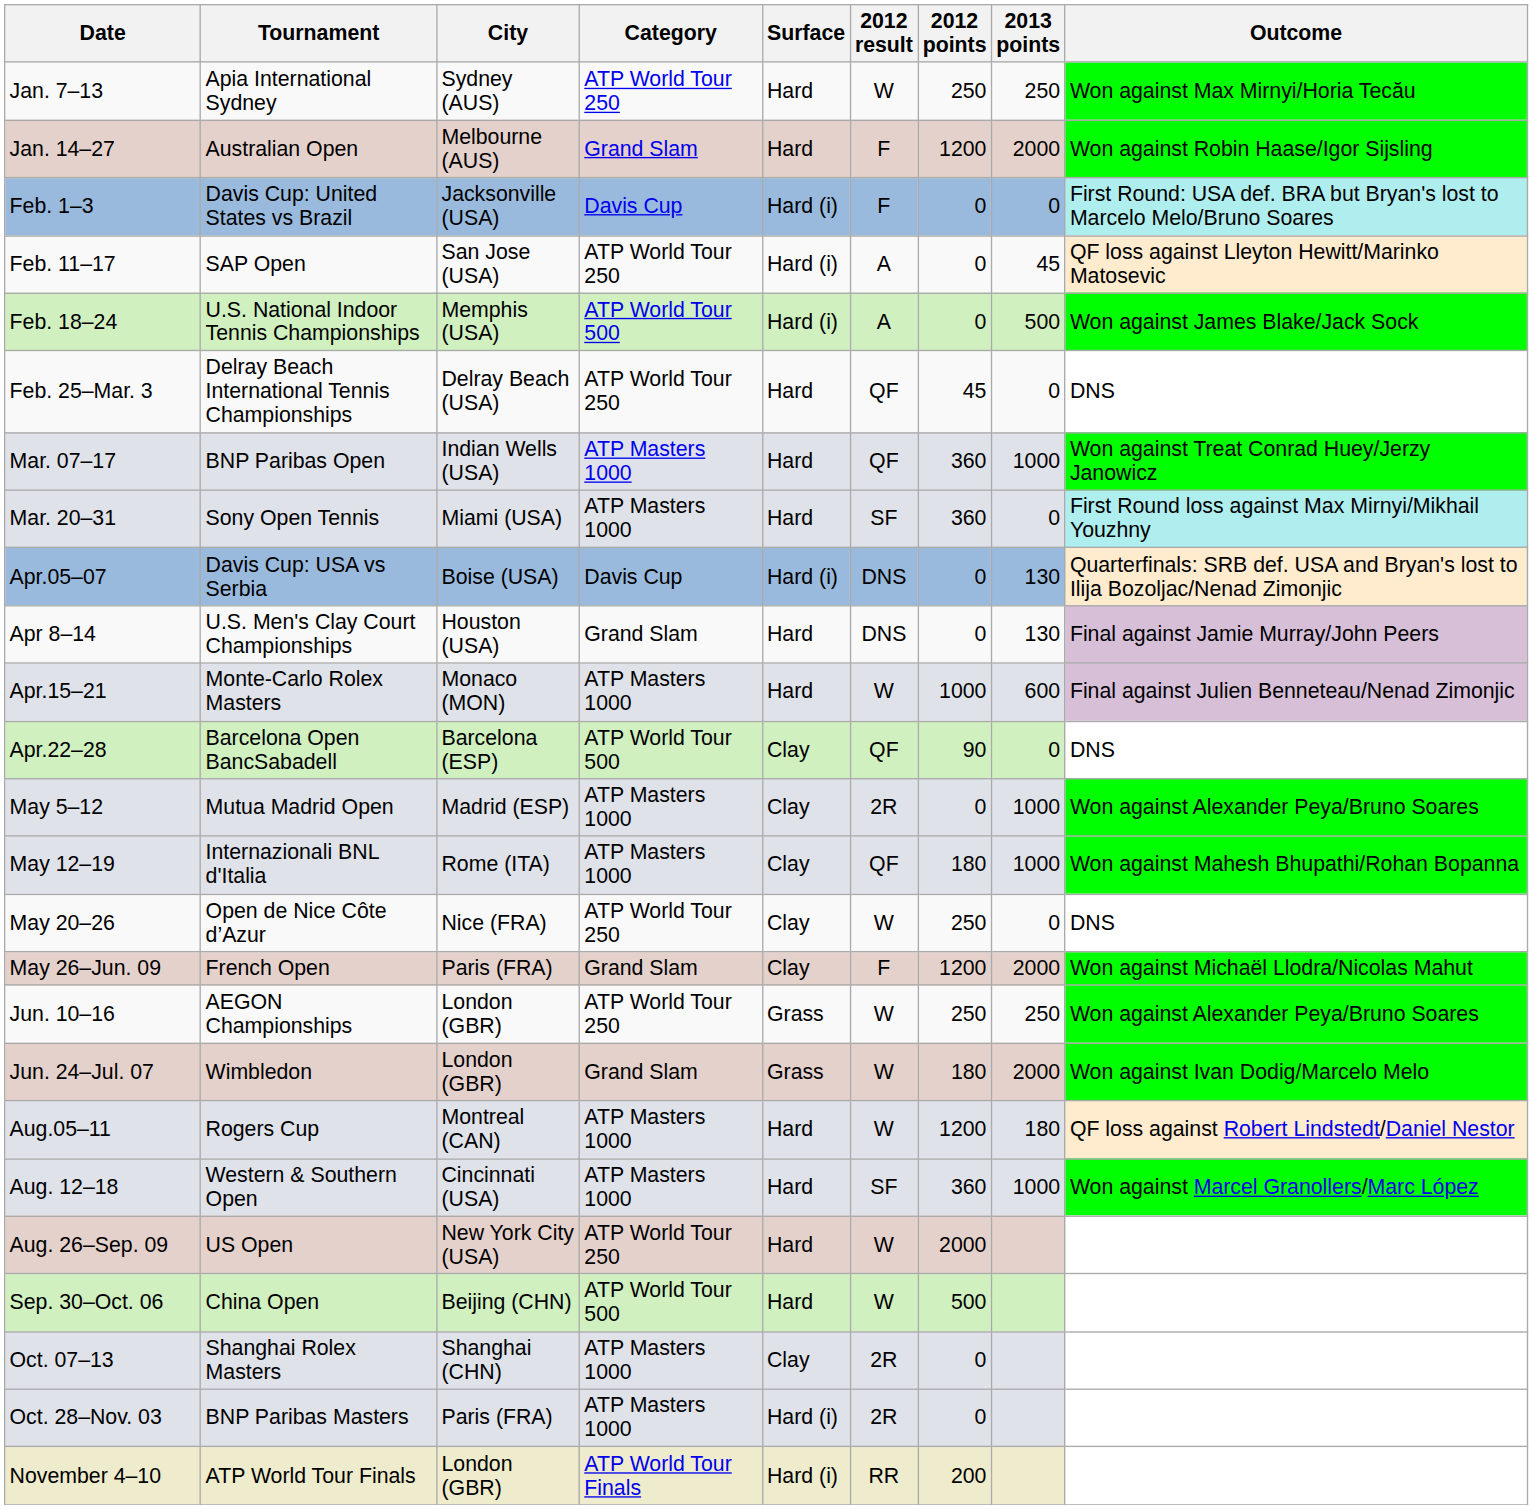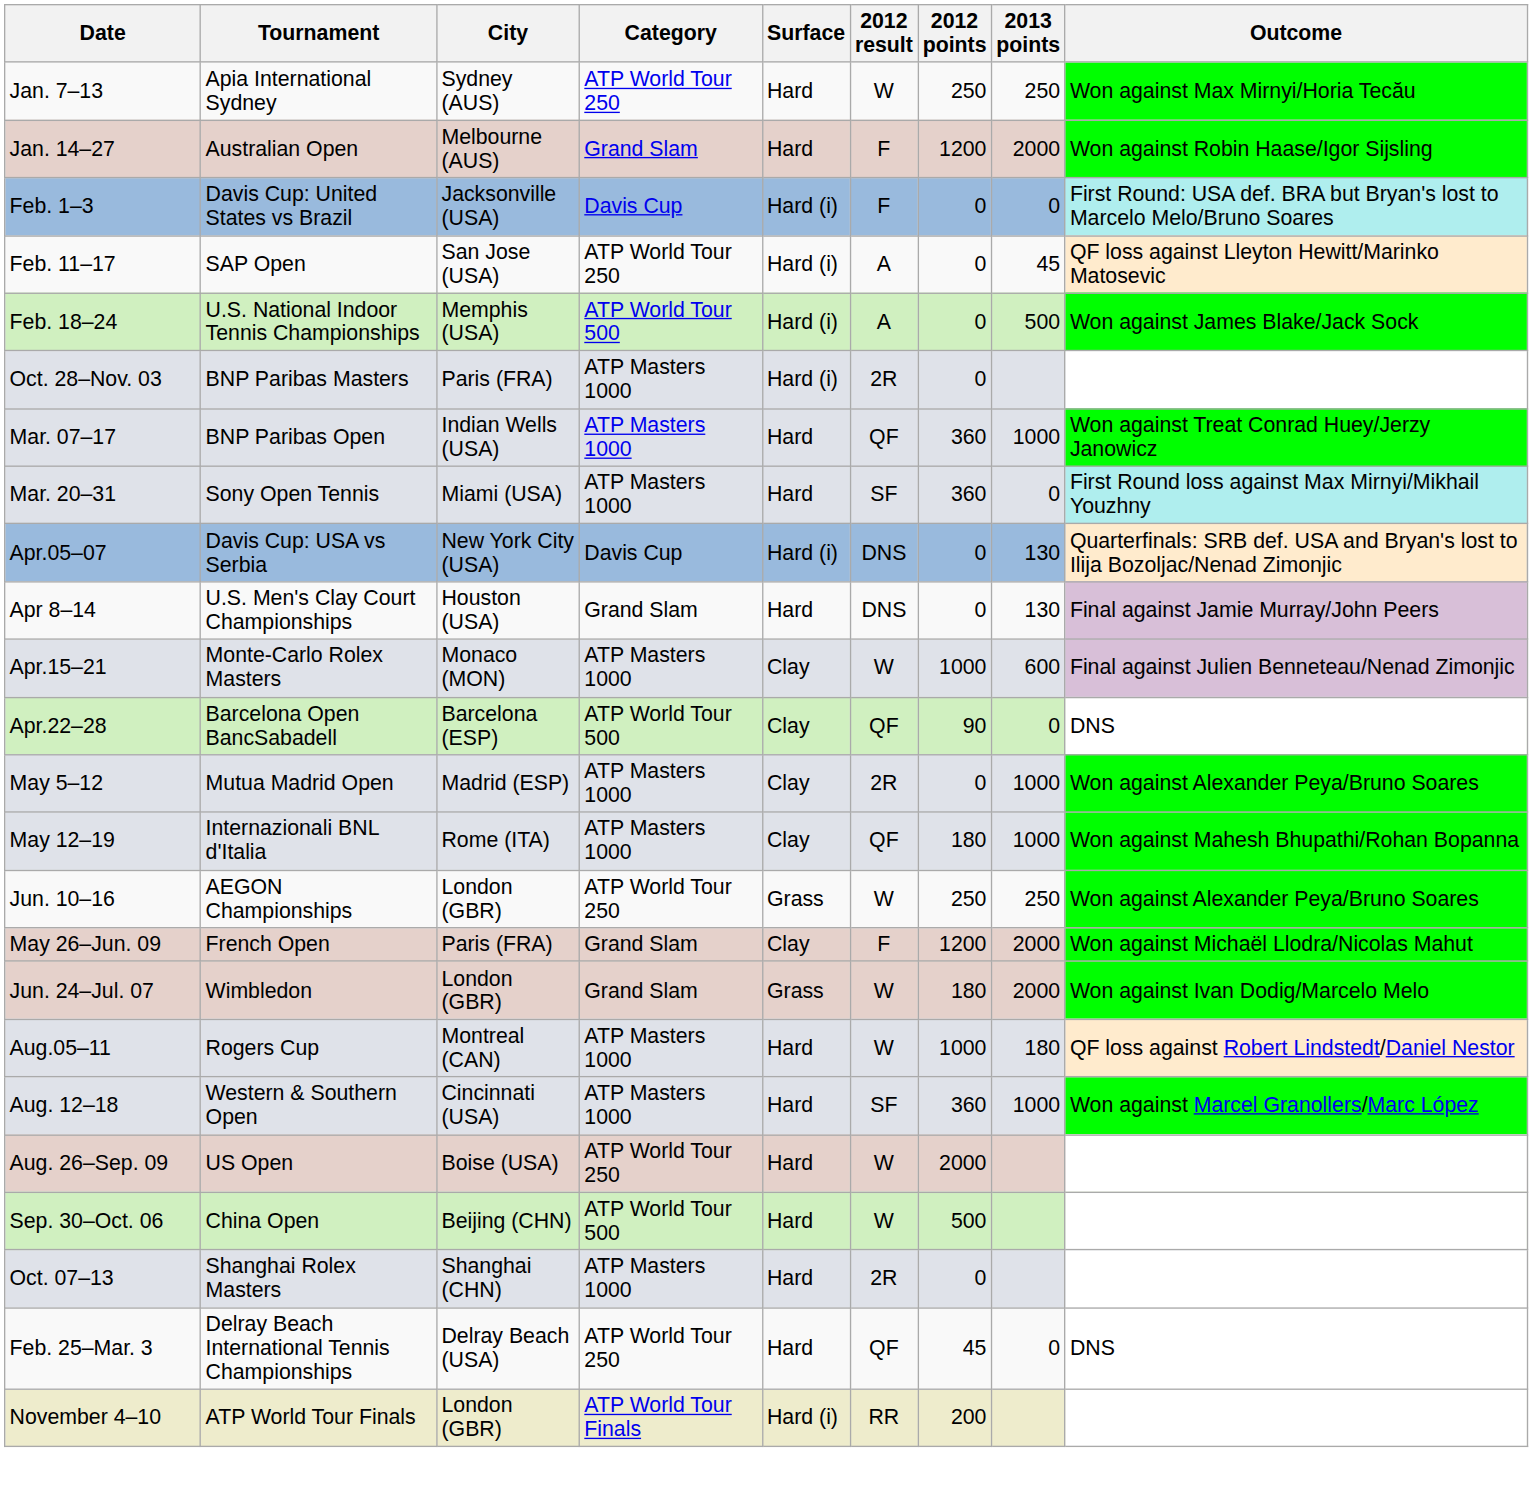rows swapped: (81, 391) <-> (86, 1417)
(500, 576) Boise (USA) -> (508, 552) New York City (USA)
(790, 691) Hard -> (788, 667) Clay
- row: (62, 922)
rows swapped: (85, 968) <-> (62, 1014)
(963, 1129) 1200 -> (963, 1047) 1000
(508, 1244) New York City (USA) -> (500, 1163) Boise (USA)
(788, 1360) Clay -> (790, 1278) Hard
